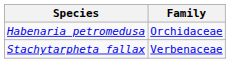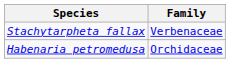rows swapped: (76, 49) <-> (76, 31)
